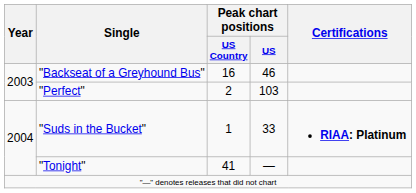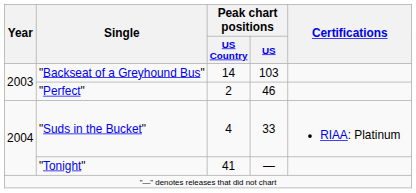(229, 72) 16 -> (229, 72) 14
(269, 72) 46 -> (269, 72) 103
(269, 91) 103 -> (269, 91) 46
(229, 128) 1 -> (229, 128) 4
(350, 135) bold -> (350, 135) normal
